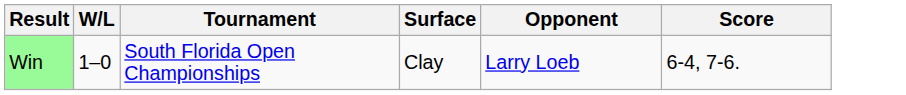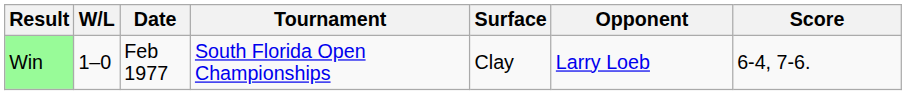+ column: (155, 20)
